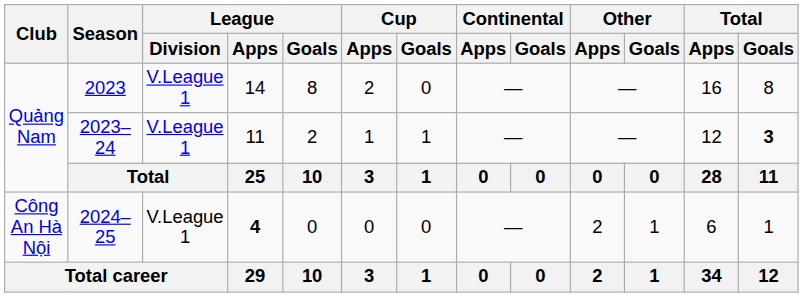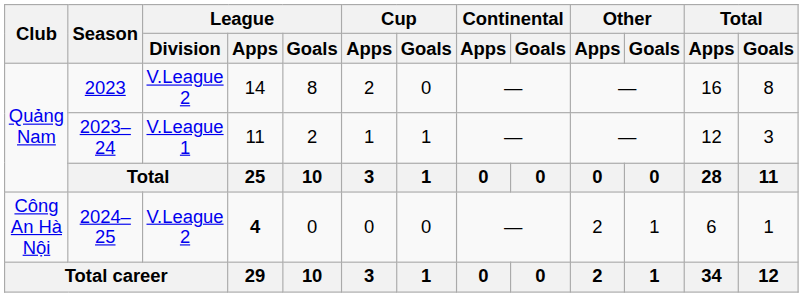(185, 87) V.League 1 -> (185, 87) V.League 2
(769, 137) bold -> (769, 137) normal
(185, 227) V.League 1 -> (185, 227) V.League 2
